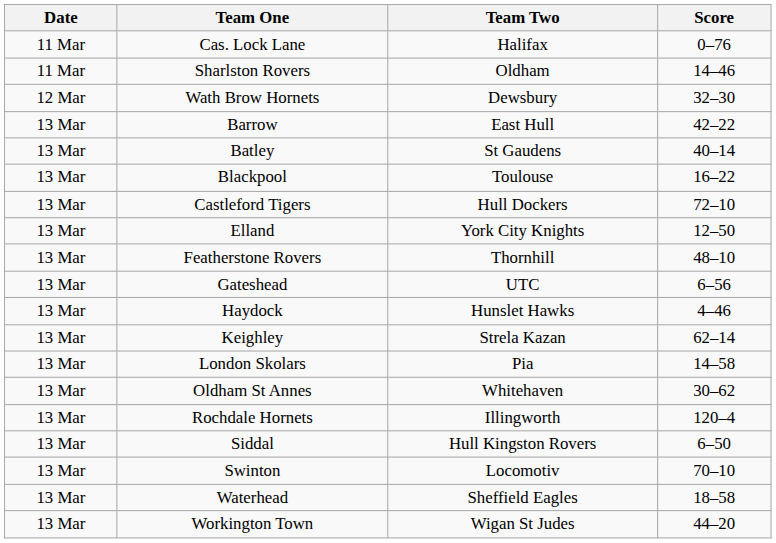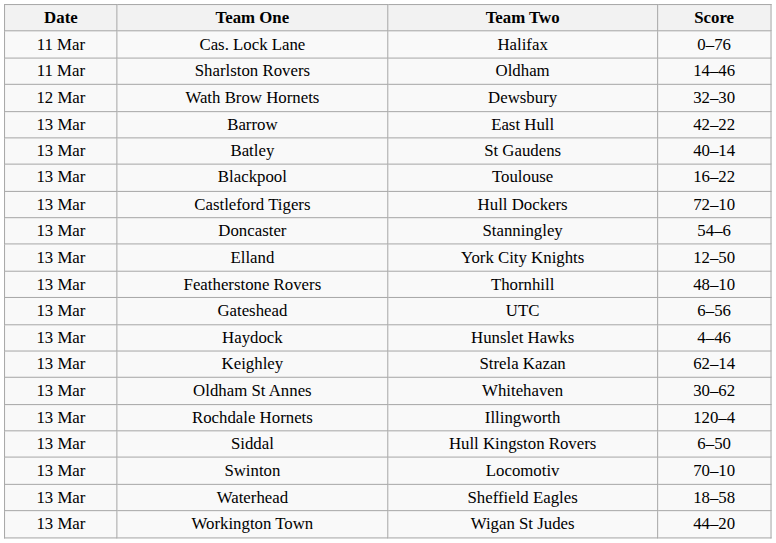+ row: (252, 230)
- row: (252, 364)
